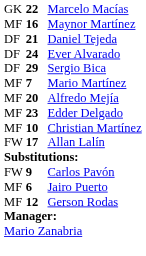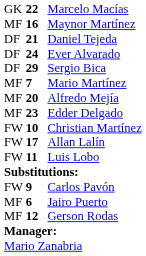(13, 127) MF -> (13, 127) FW
+ row: (73, 157)
